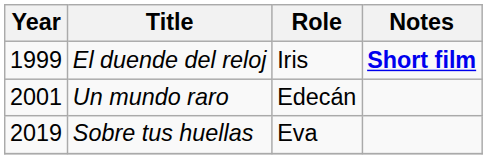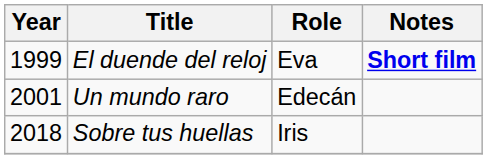(293, 60) Iris -> (297, 60) Eva
(36, 134) 2019 -> (36, 134) 2018
(297, 134) Eva -> (293, 134) Iris
